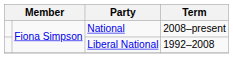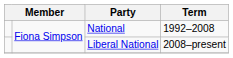(194, 28) 2008–present -> (189, 28) 1992–2008
(189, 45) 1992–2008 -> (194, 45) 2008–present
